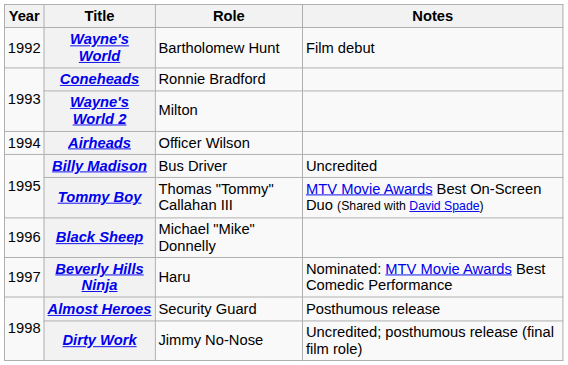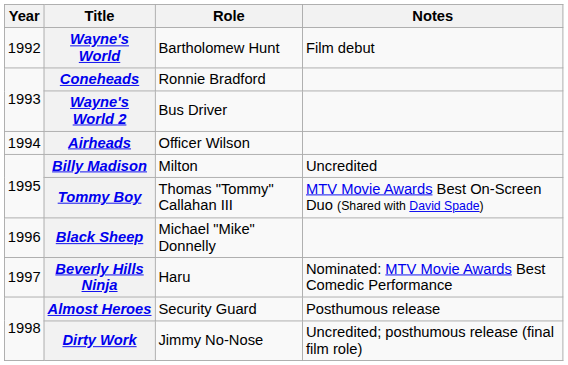(178, 111) Milton -> (193, 111) Bus Driver
(193, 166) Bus Driver -> (178, 166) Milton
